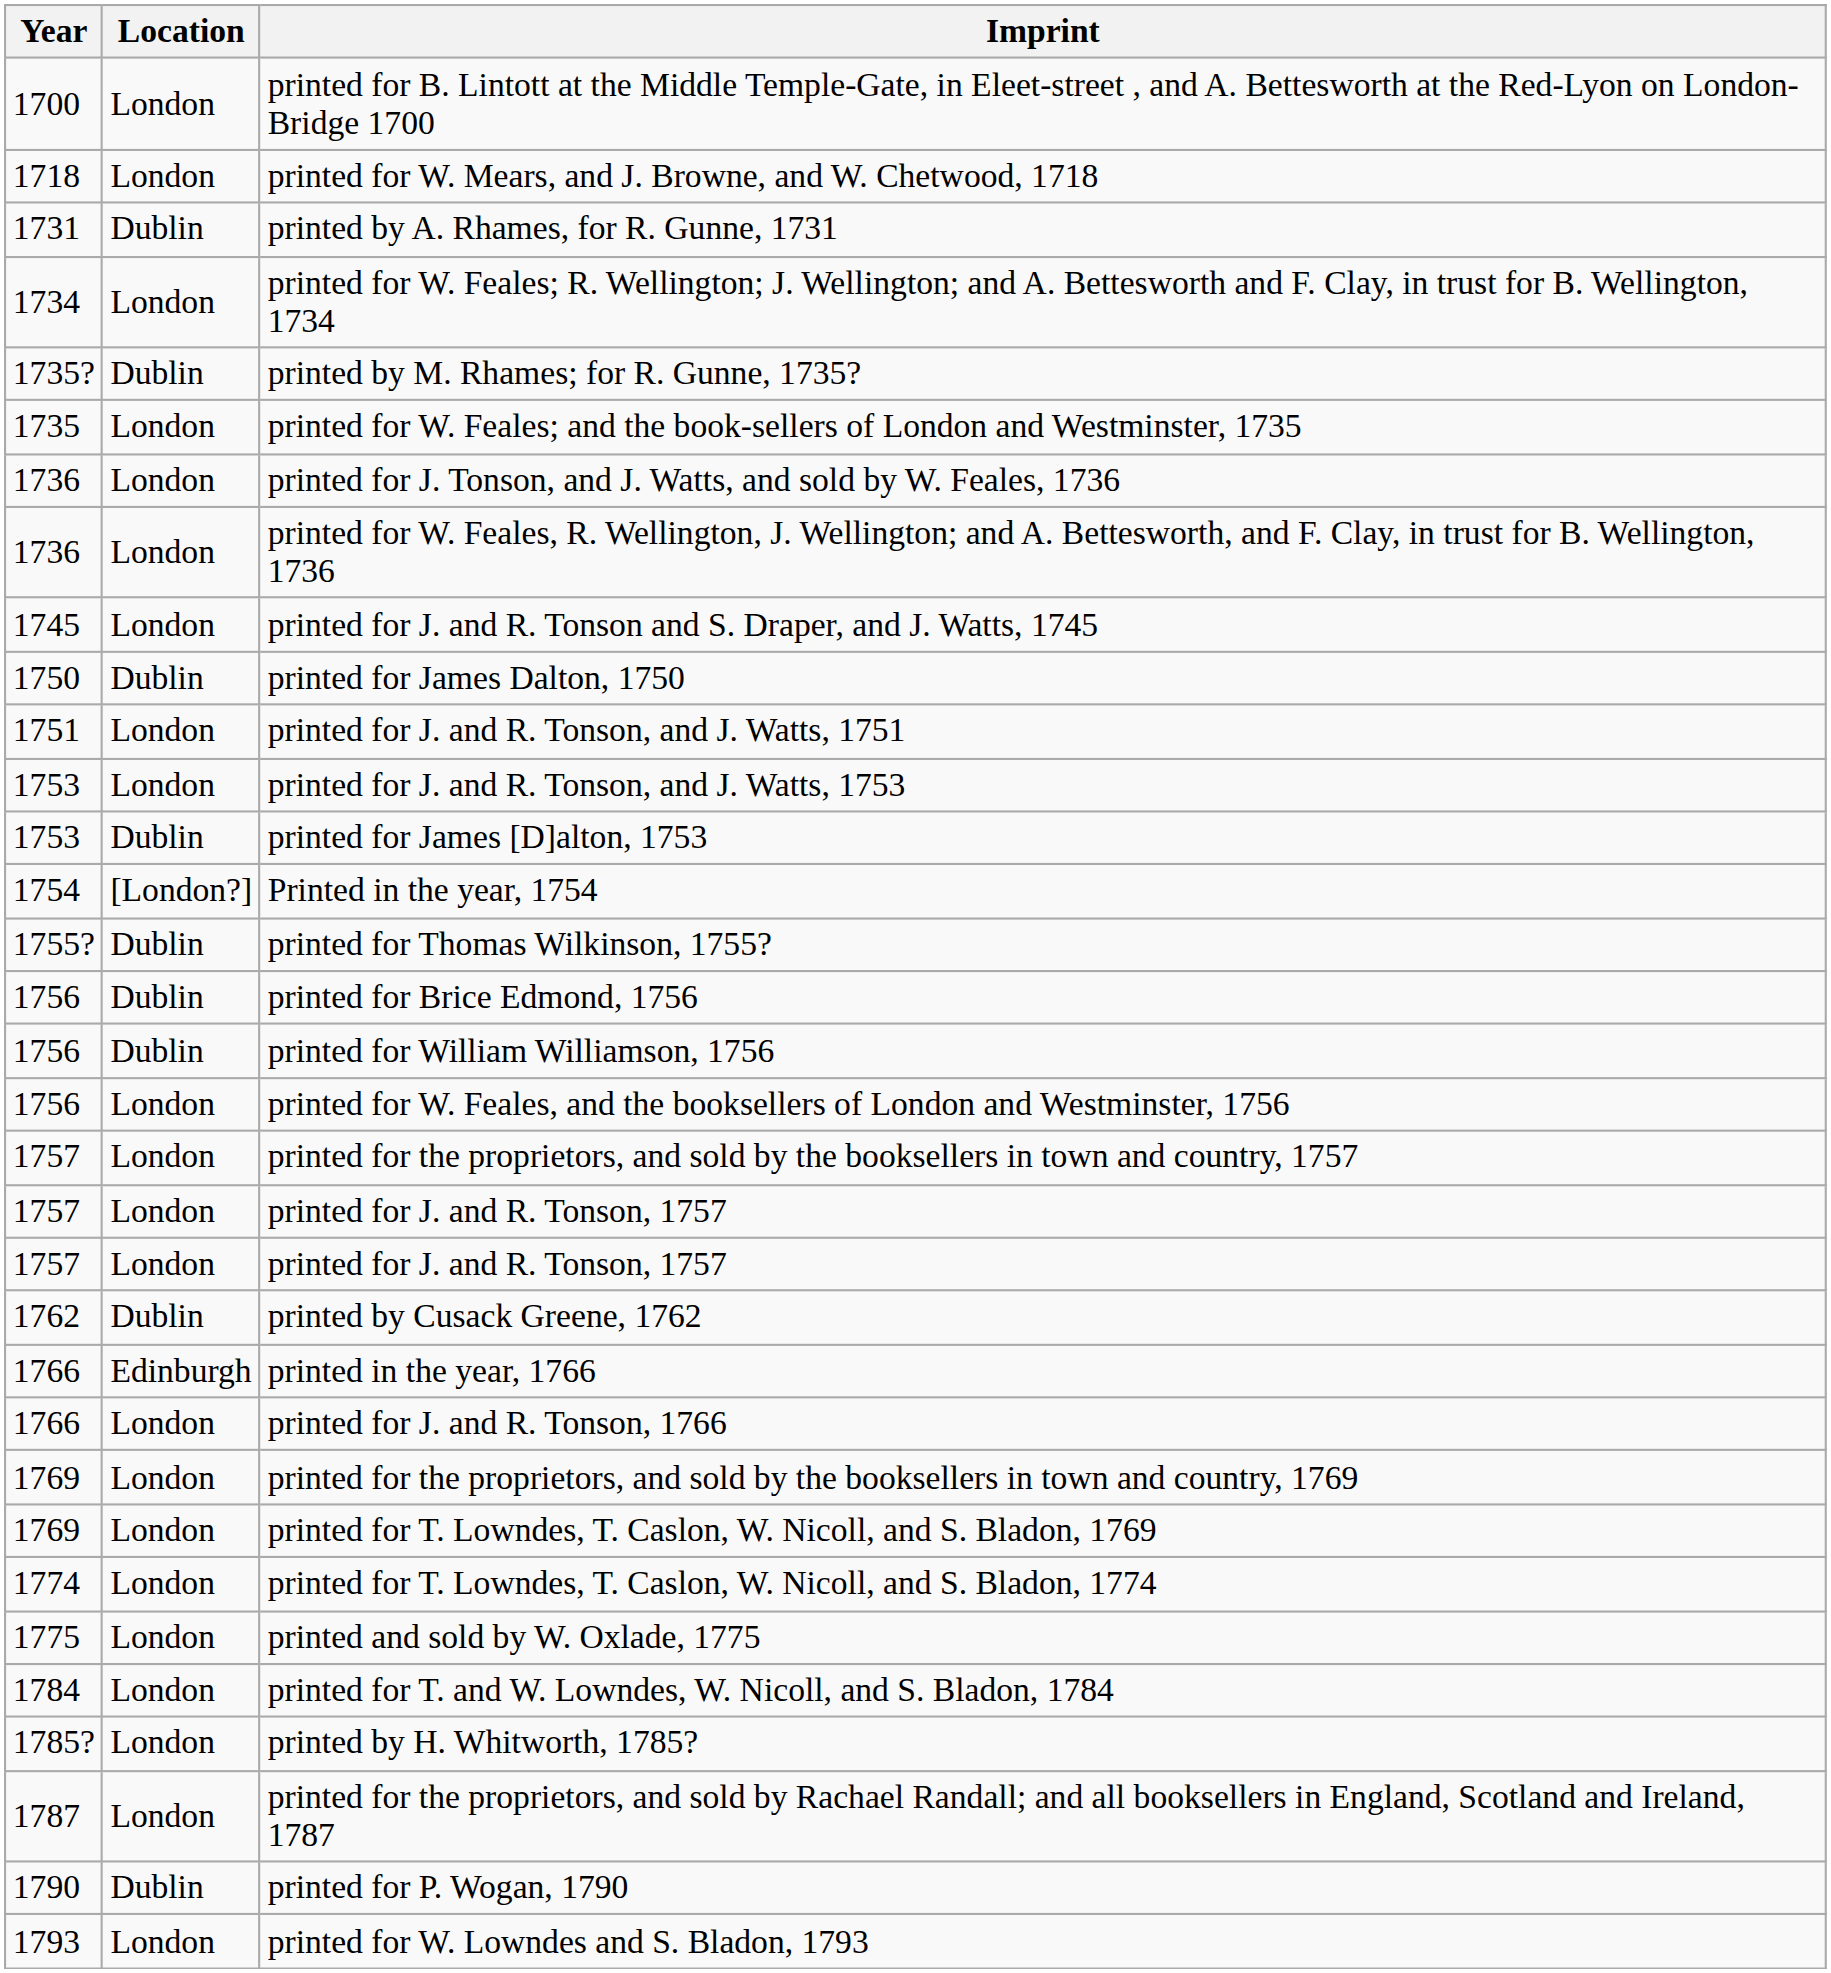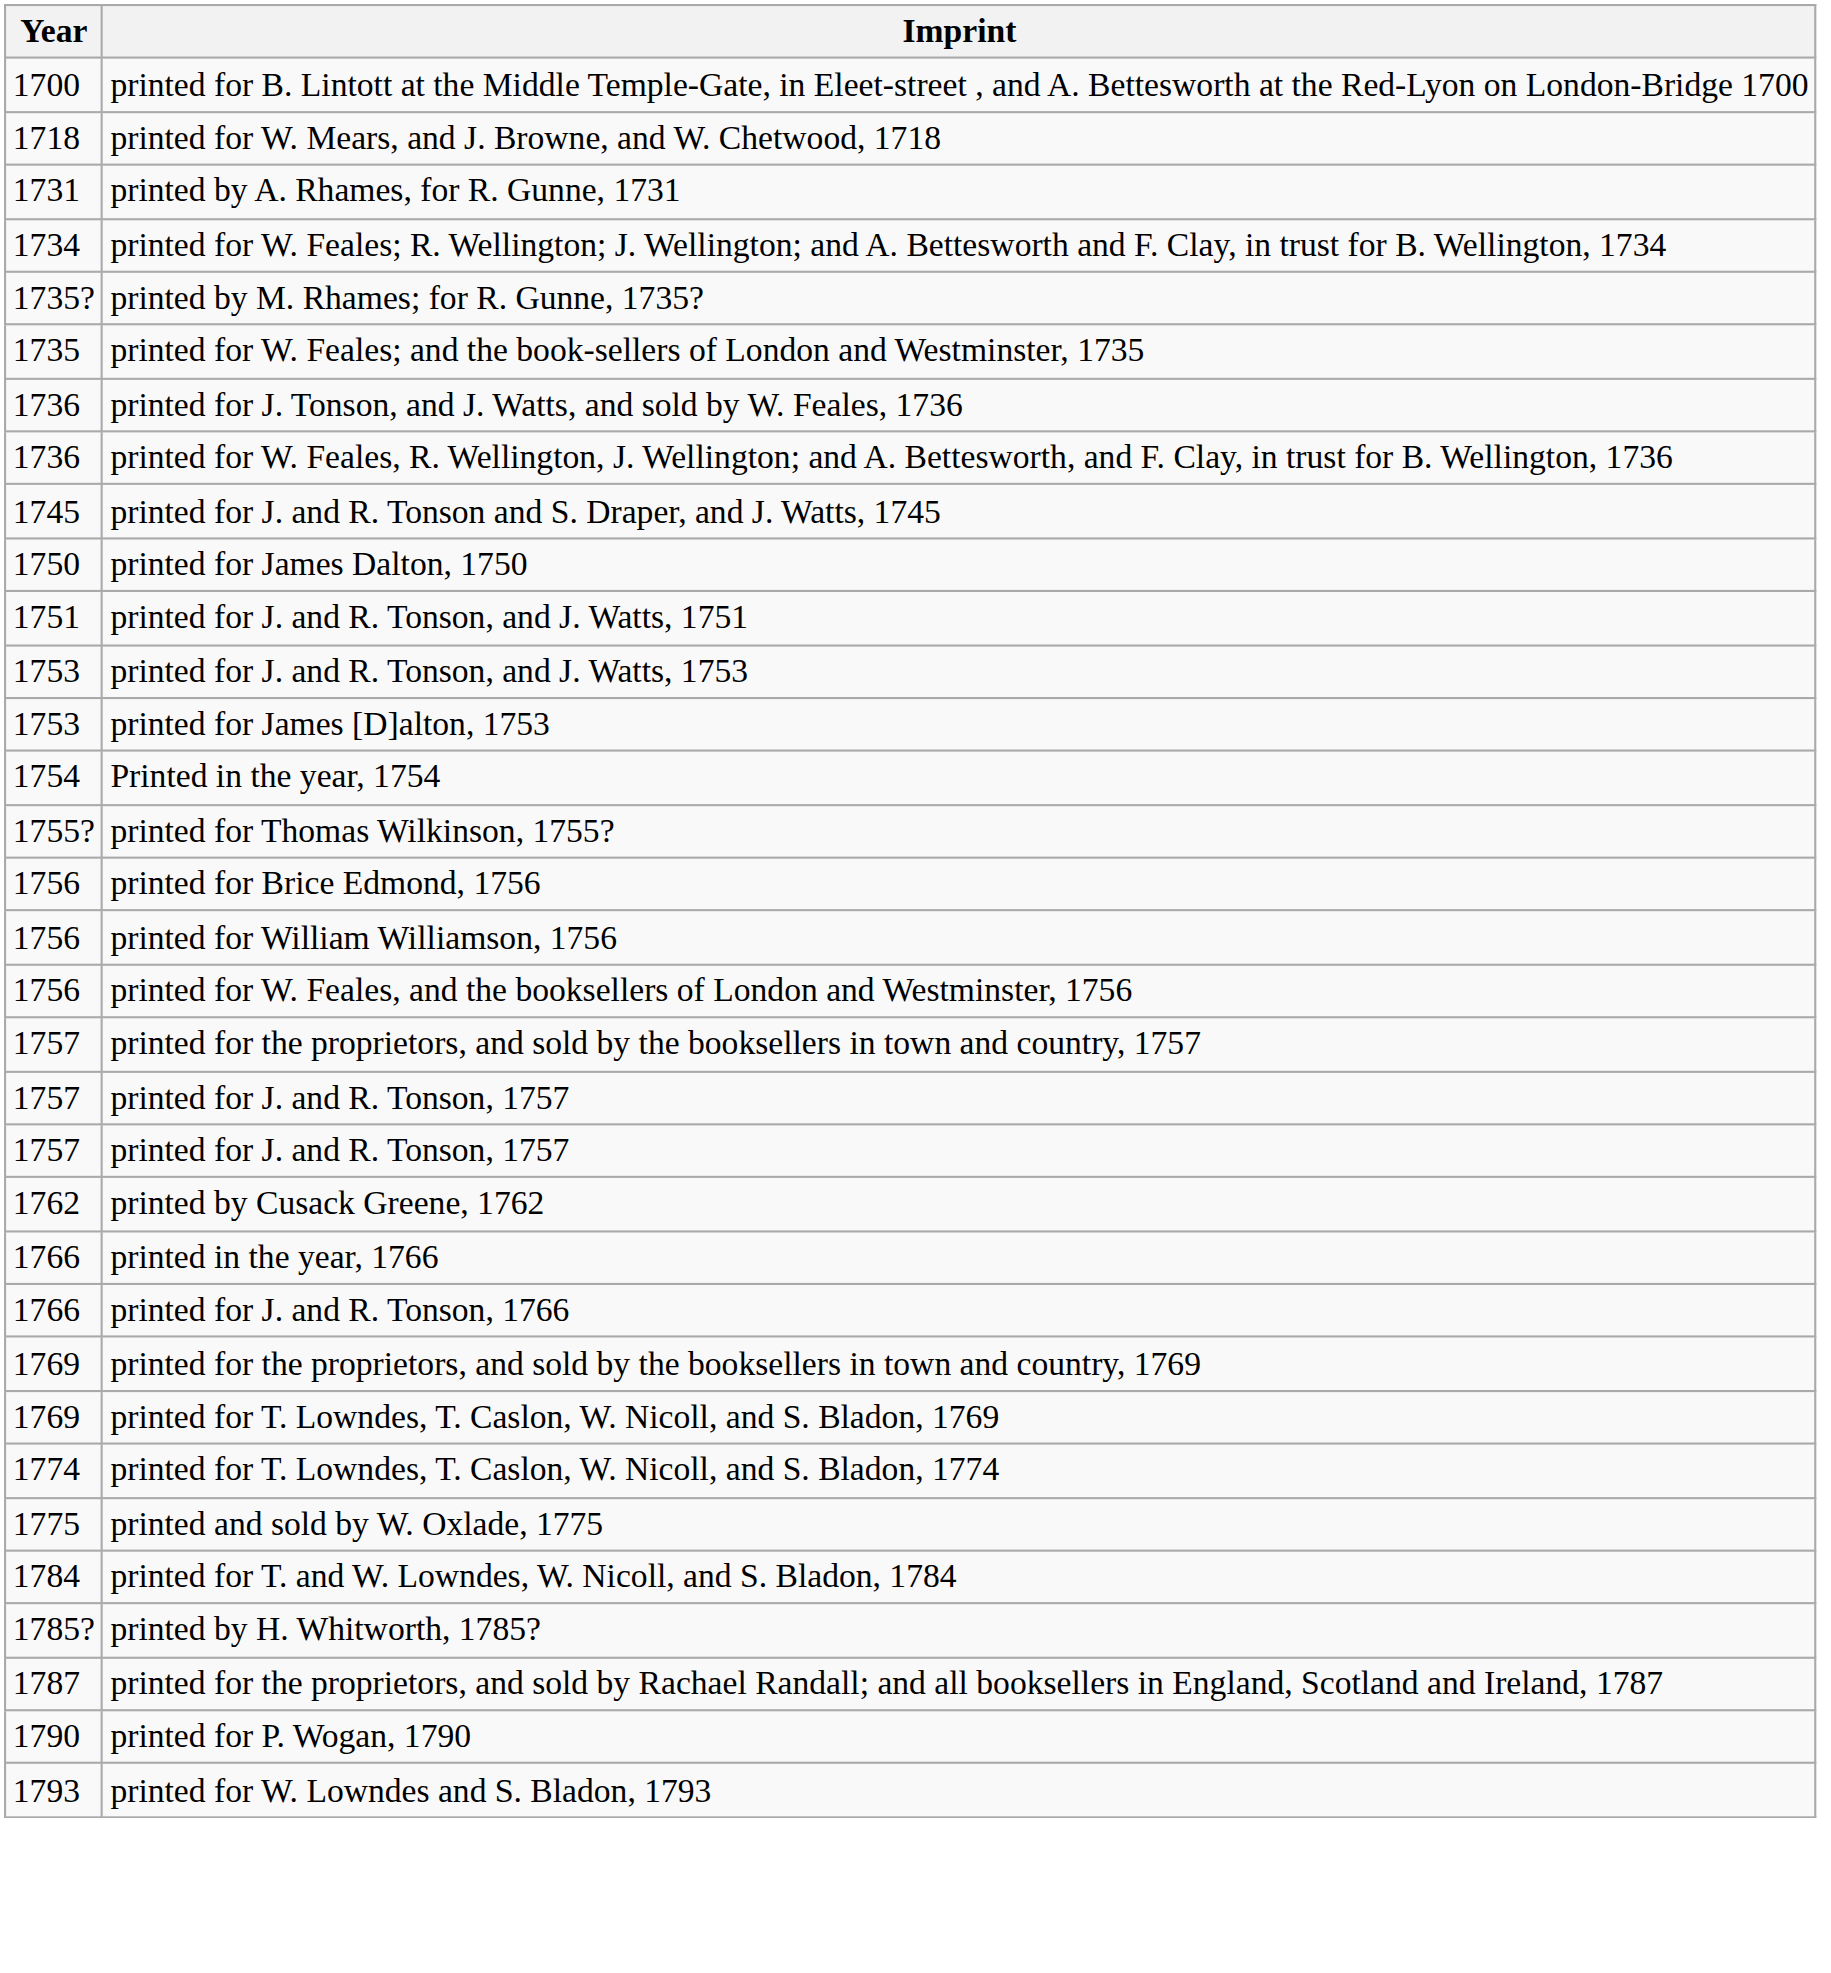- column: (181, 31)
